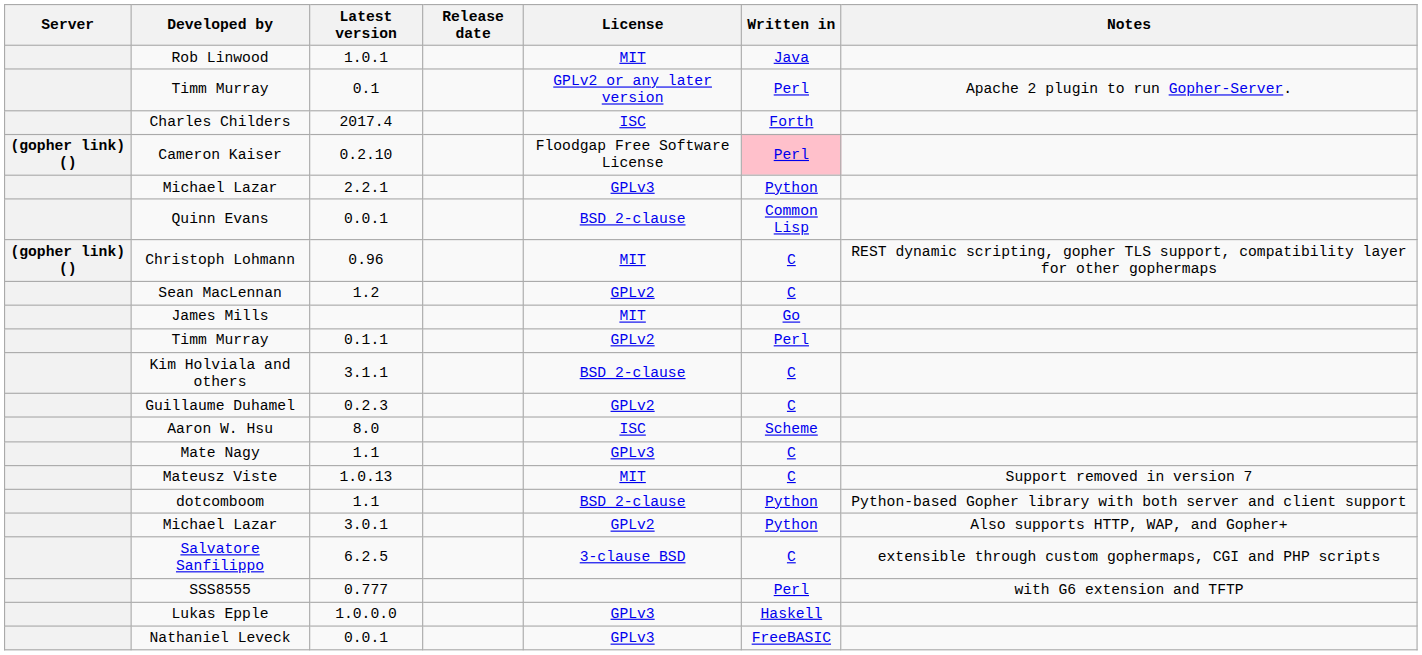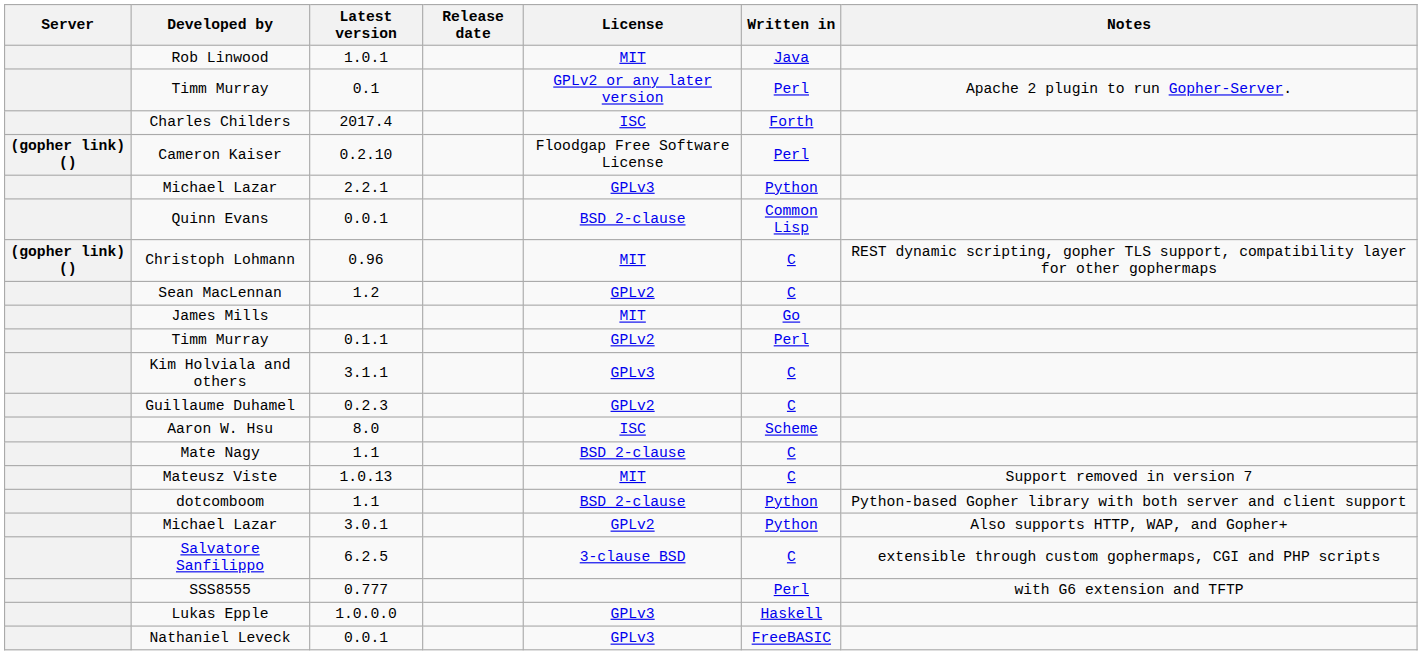(791, 155) pink background -> (791, 155) no background
(633, 373) BSD 2-clause -> (633, 373) GPLv3
(633, 453) GPLv3 -> (633, 453) BSD 2-clause
